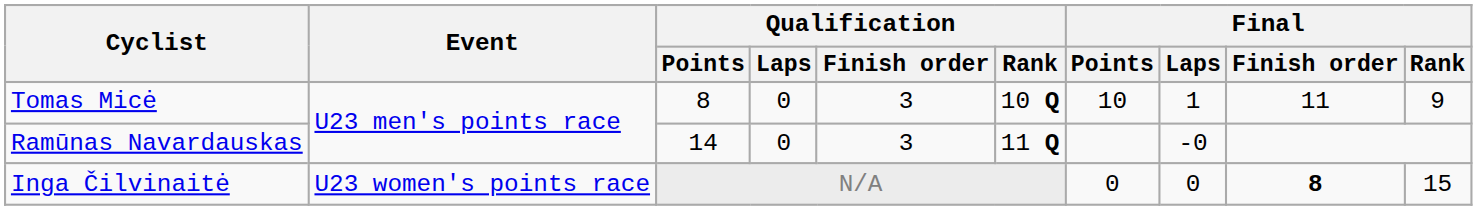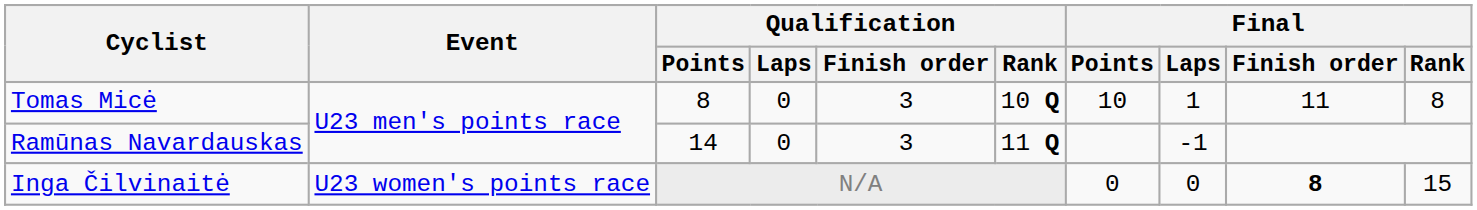(1438, 102) 9 -> (1438, 102) 8
(1193, 143) -0 -> (1193, 143) -1
